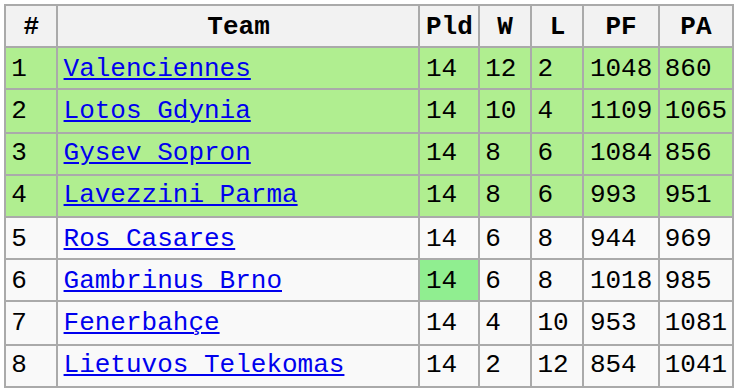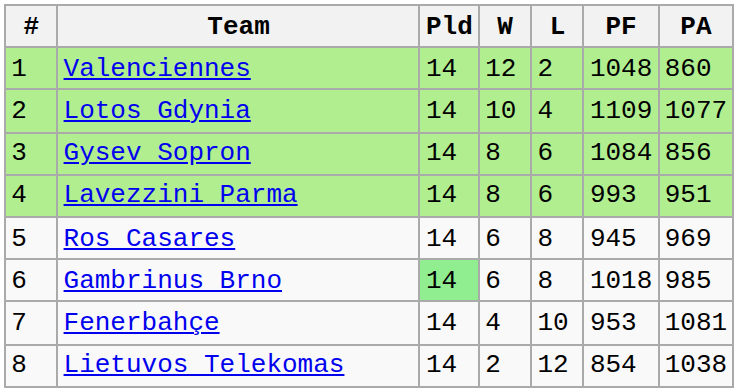(696, 111) 1065 -> (696, 111) 1077
(613, 238) 944 -> (613, 238) 945
(696, 365) 1041 -> (696, 365) 1038
